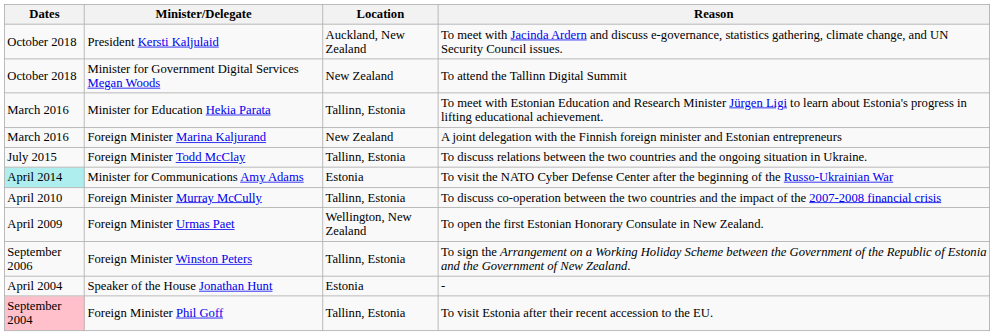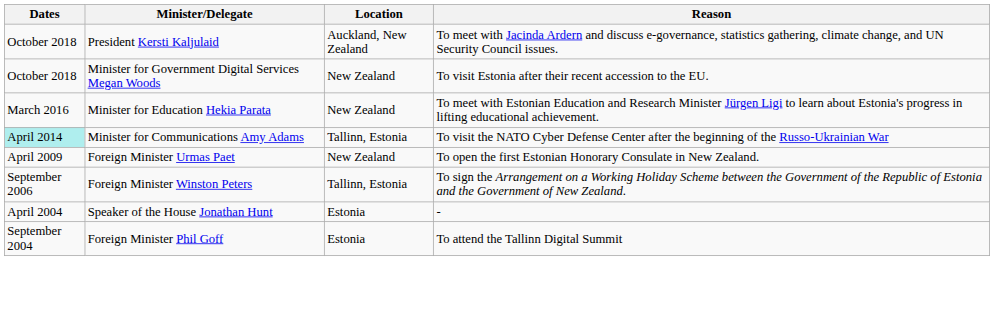(534, 75) To attend the Tallinn Digital Summit -> (572, 75) To visit Estonia after their recent accession to the EU.
(366, 110) Tallinn, Estonia -> (361, 110) New Zealand
- row: (177, 137)
- row: (166, 157)
(345, 177) Estonia -> (367, 137) Tallinn, Estonia
- row: (175, 197)
(369, 224) Wellington, New Zealand -> (361, 157) New Zealand
(34, 313) pink background -> (34, 238) no background
(366, 313) Tallinn, Estonia -> (346, 238) Estonia
(577, 313) To visit Estonia after their recent accession to the EU. -> (529, 238) To attend the Tallinn Digital Summit
